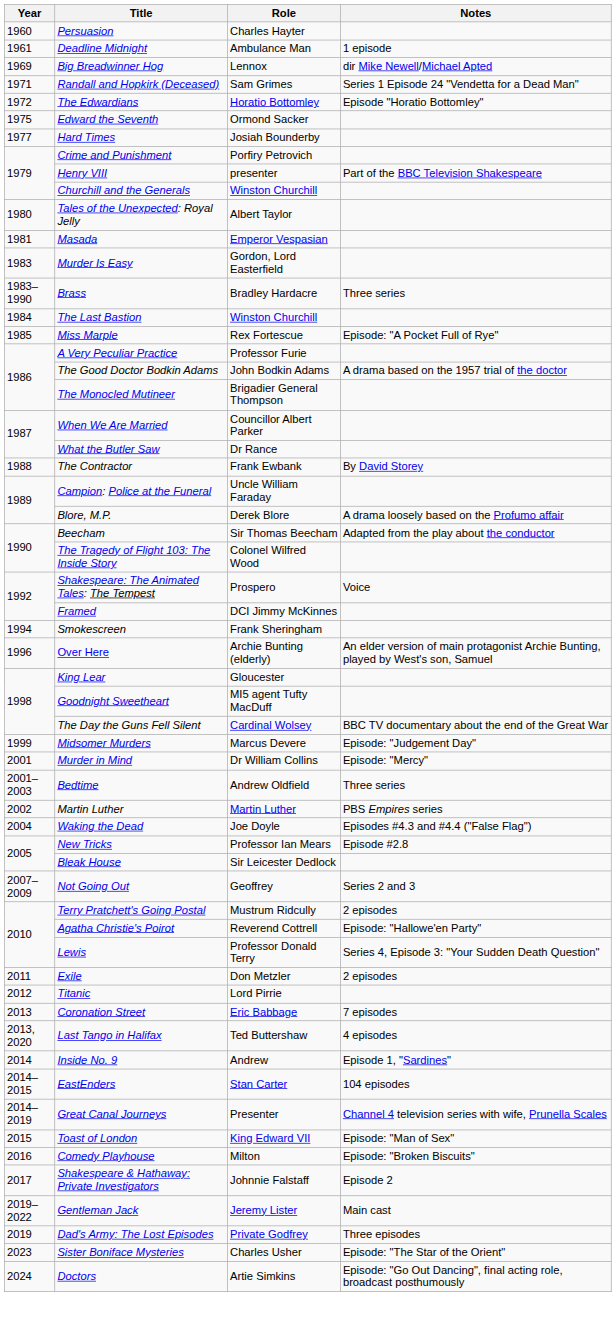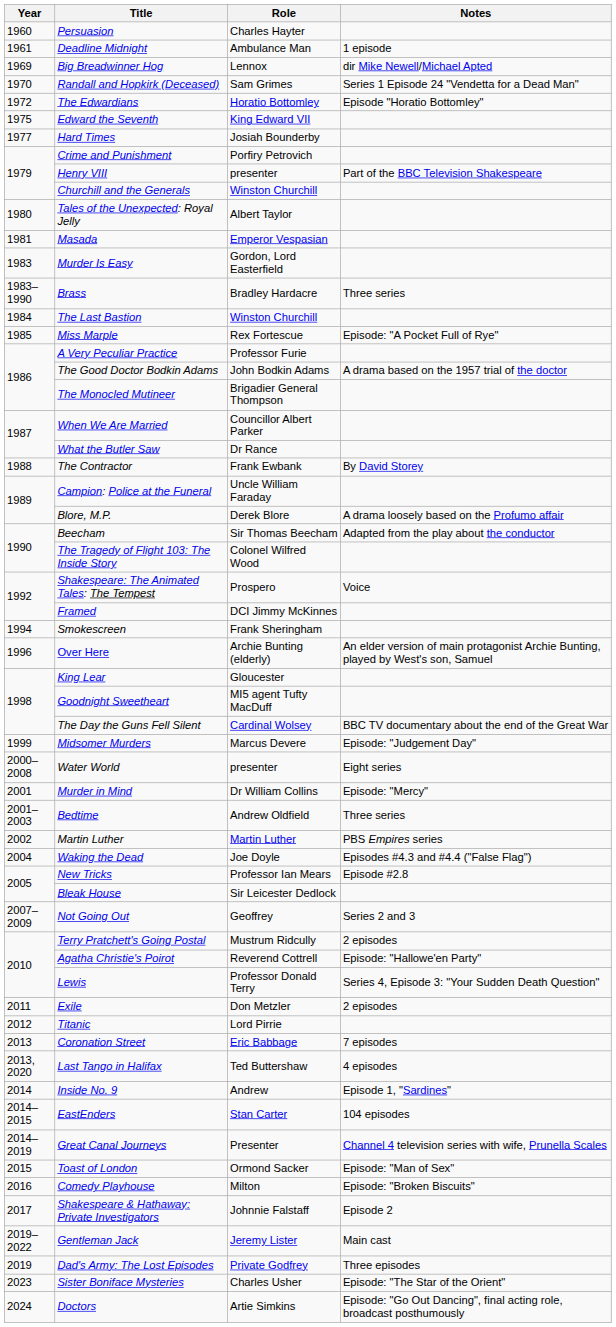(19, 84) 1971 -> (19, 84) 1970
(269, 119) Ormond Sacker -> (270, 119) King Edward VII
+ row: (88, 767)
(270, 1138) King Edward VII -> (269, 1168) Ormond Sacker
